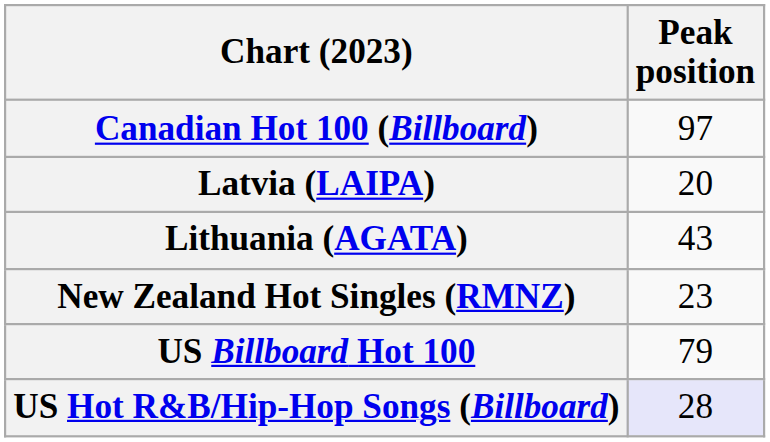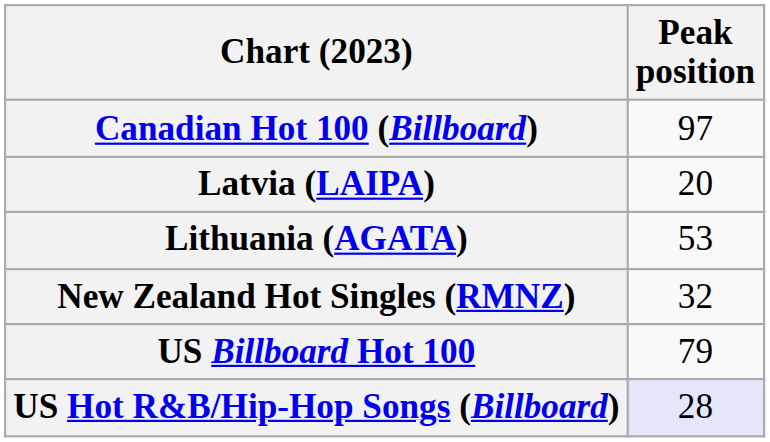(695, 239) 43 -> (695, 239) 53
(695, 295) 23 -> (695, 295) 32
